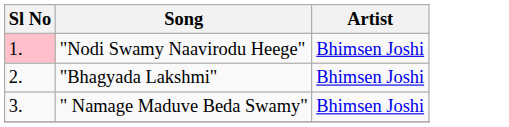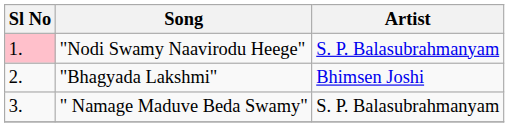(370, 48) Bhimsen Joshi -> (408, 48) S. P. Balasubrahmanyam
(370, 106) Bhimsen Joshi -> (408, 106) S. P. Balasubrahmanyam
